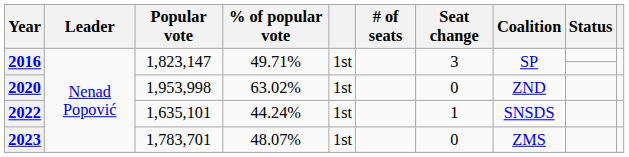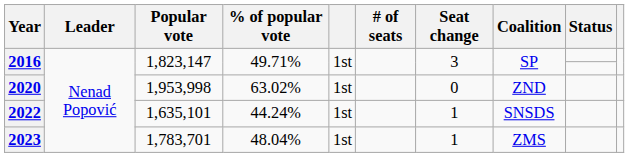(276, 139) 48.07% -> (276, 139) 48.04%
(454, 139) 0 -> (454, 139) 1
